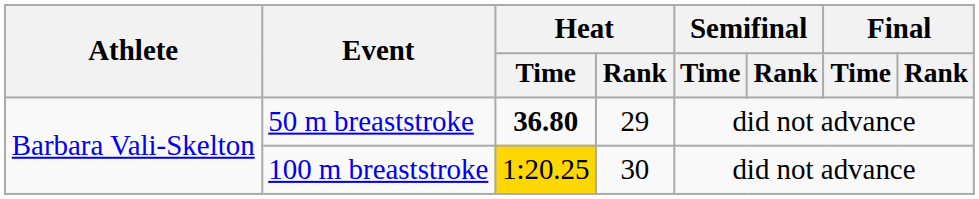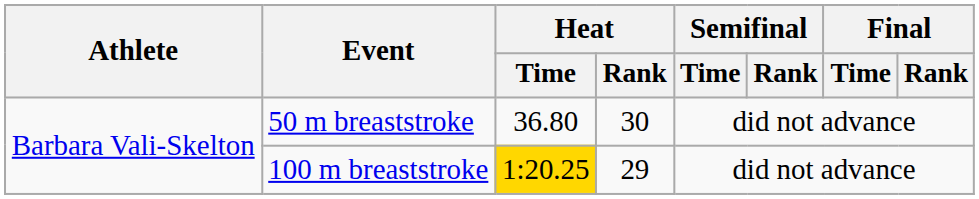(546, 121) bold -> (546, 121) normal
(635, 121) 29 -> (635, 121) 30
(635, 169) 30 -> (635, 169) 29
